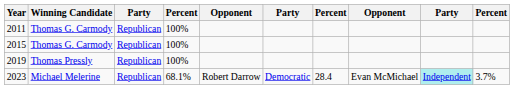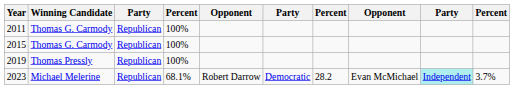(323, 76) 28.4 -> (323, 76) 28.2
